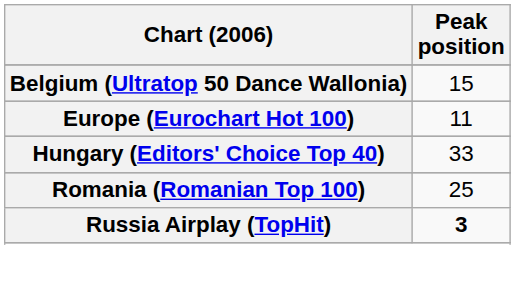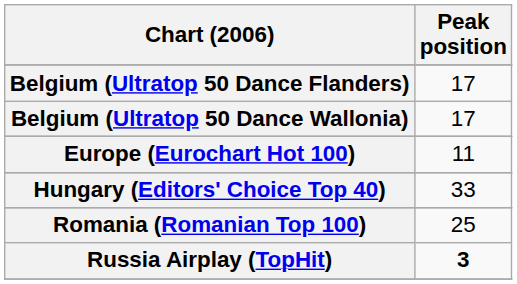+ row: (210, 82)
(461, 82) 15 -> (463, 118) 17
